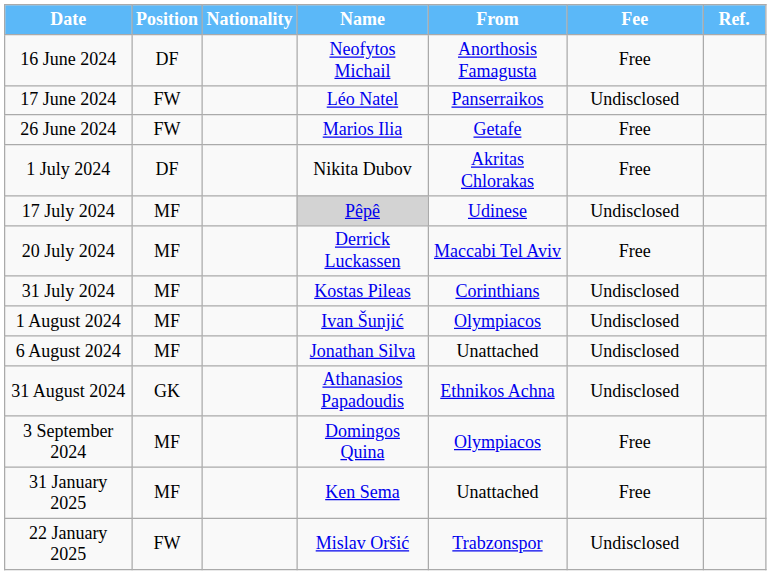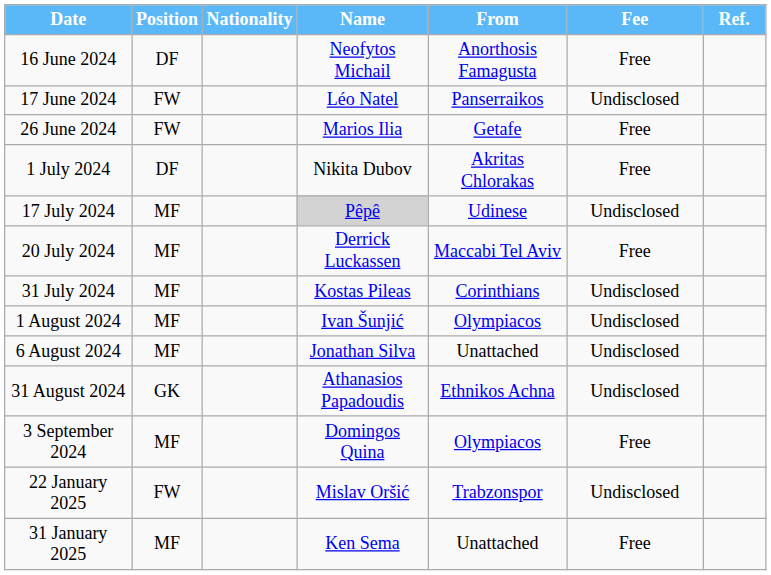rows swapped: (68, 543) <-> (68, 492)
